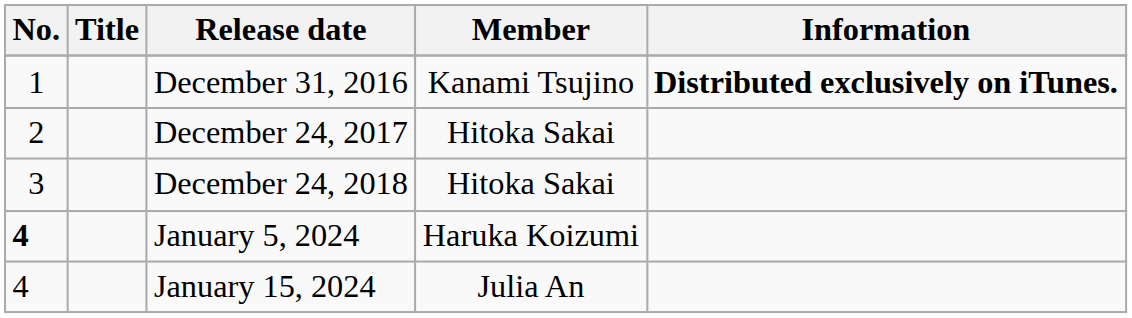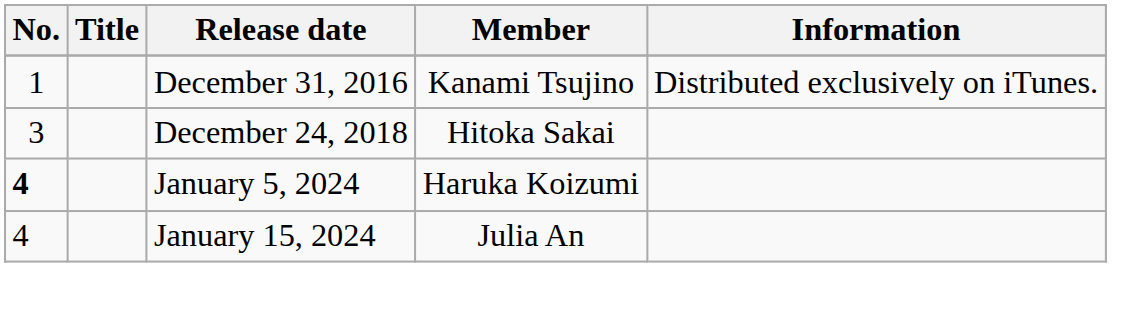(886, 81) bold -> (876, 81) normal
- row: (281, 132)
